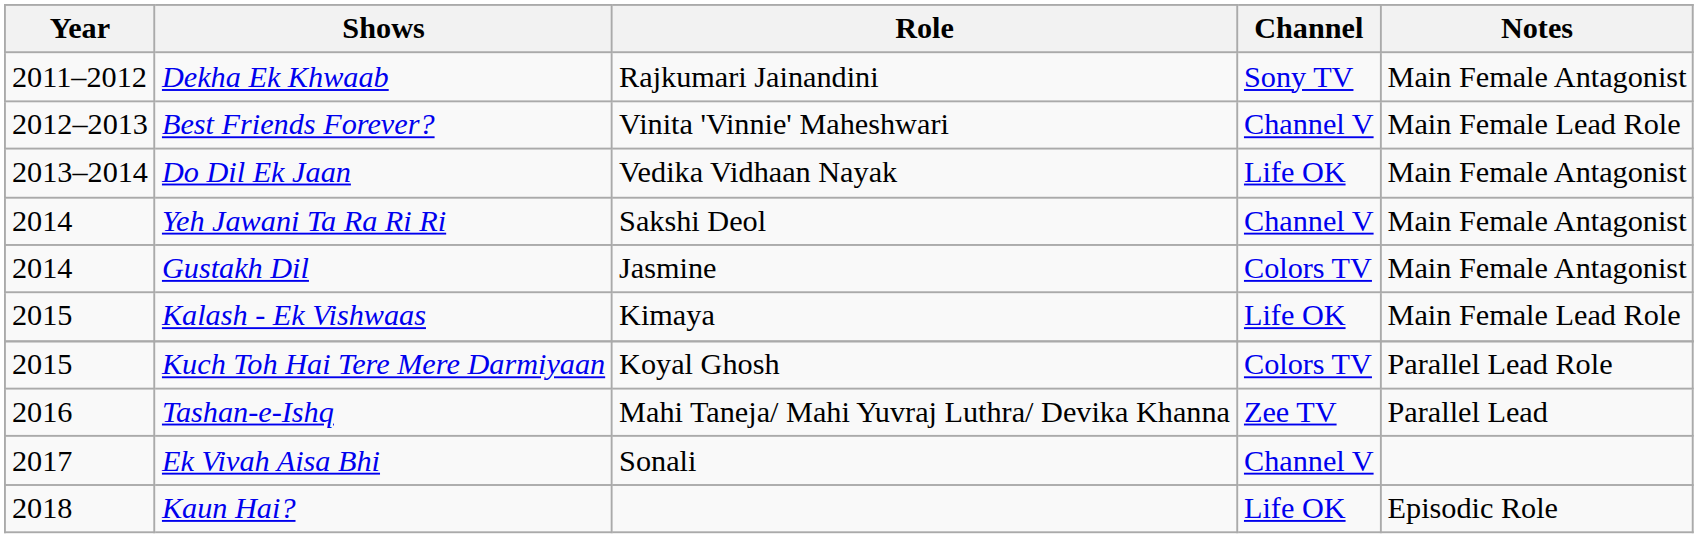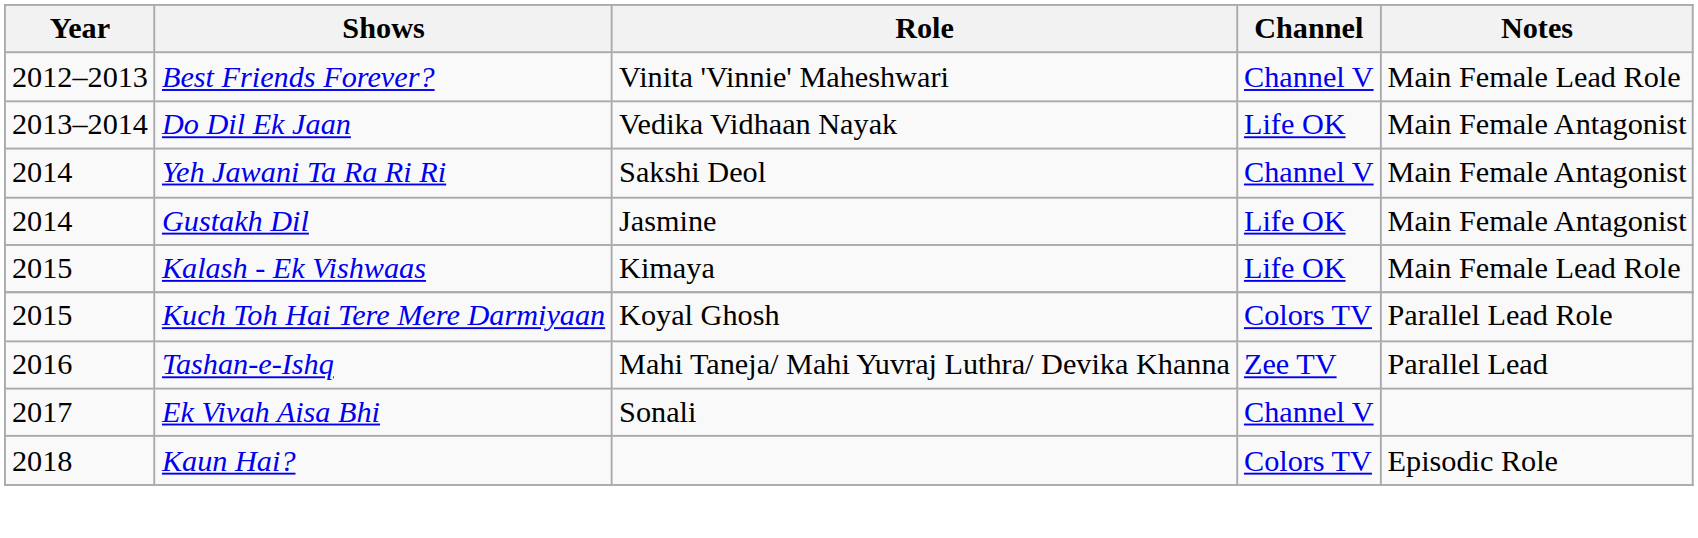- row: (275, 76)
(1308, 268) Colors TV -> (1295, 220) Life OK
(1295, 508) Life OK -> (1308, 460) Colors TV
